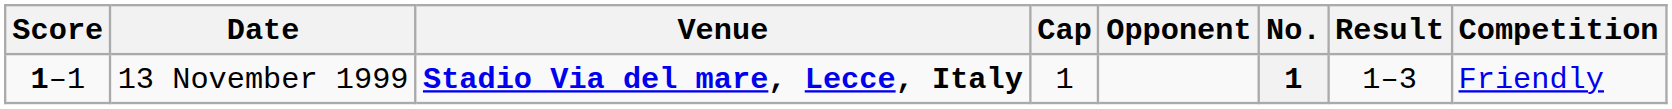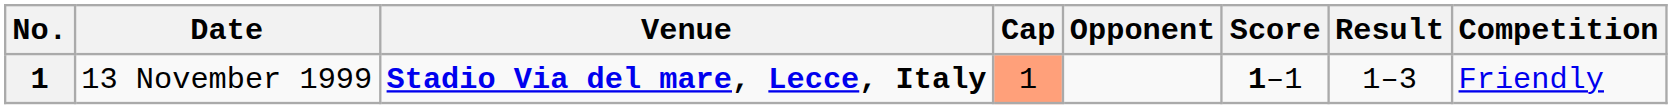columns swapped: (1293, 30) <-> (58, 30)
(1065, 79) no background -> (1028, 79) lightsalmon background
